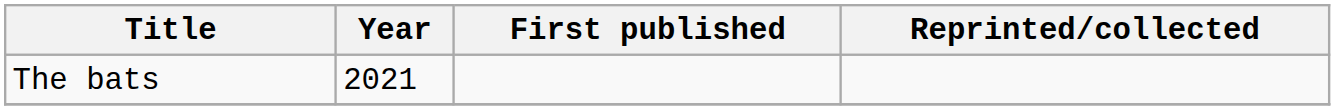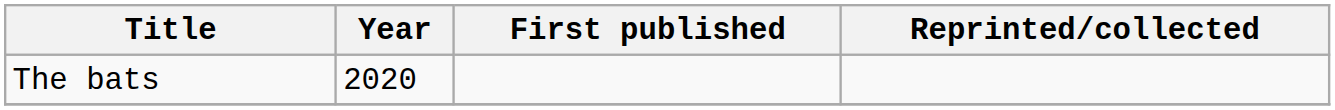(380, 80) 2021 -> (380, 80) 2020
